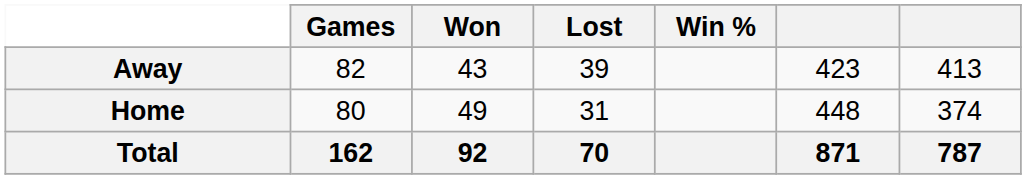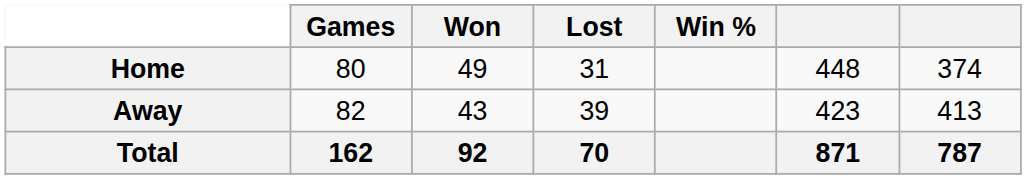rows swapped: (148, 111) <-> (148, 69)
